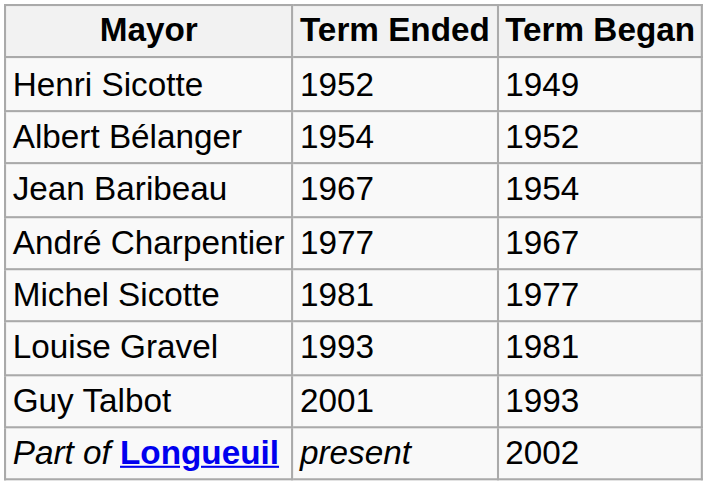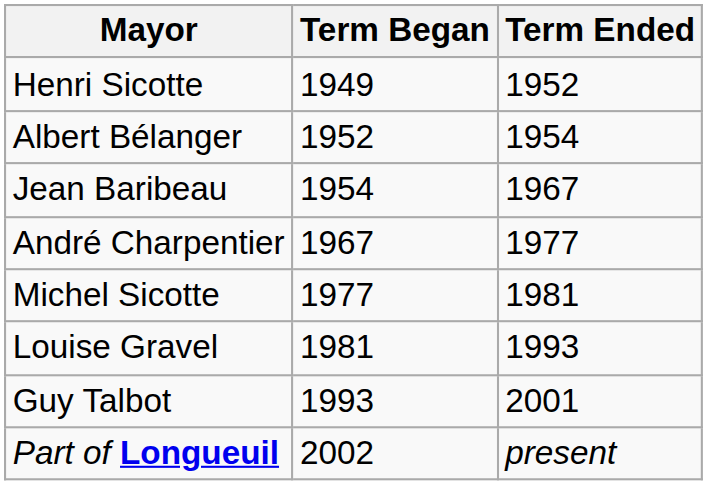columns swapped: (600, 30) <-> (395, 30)
